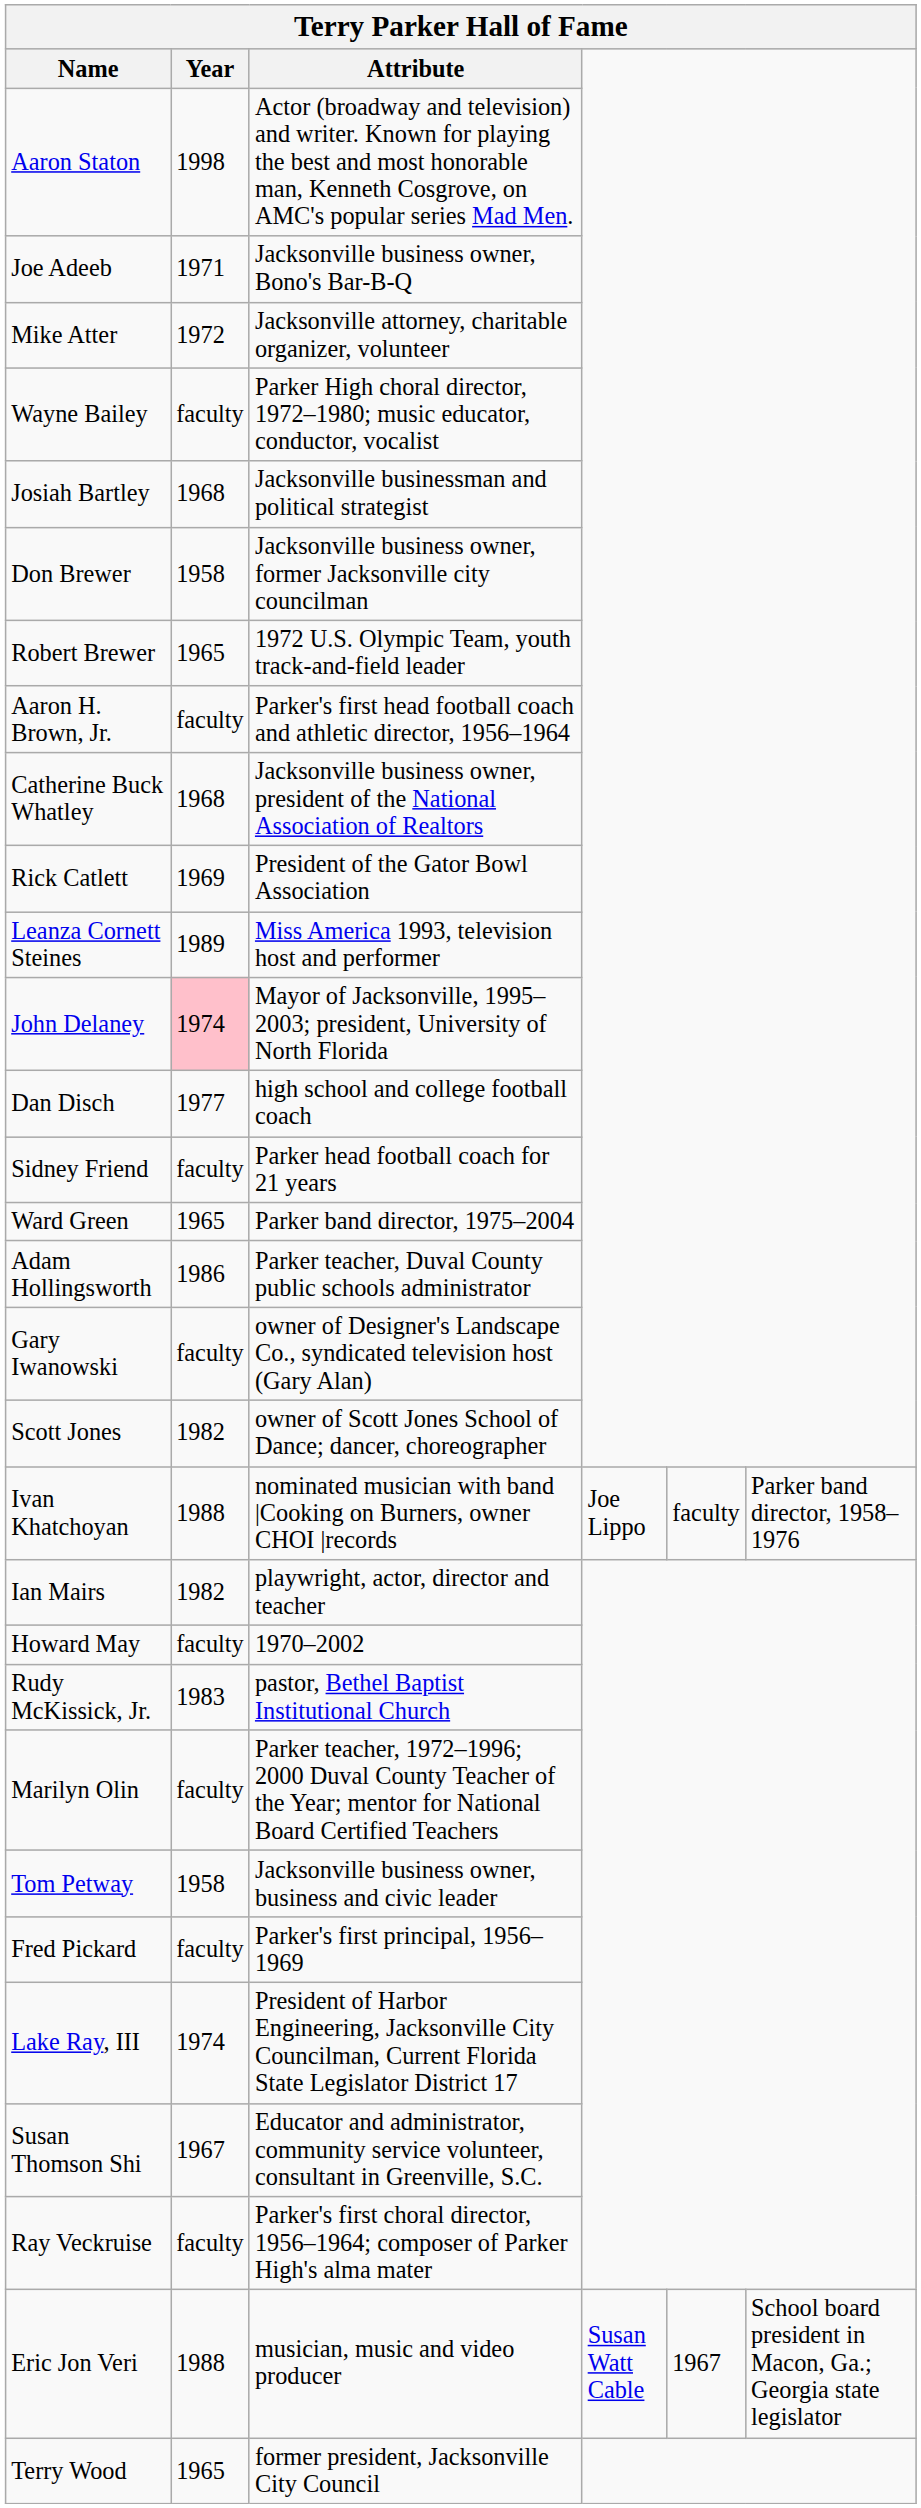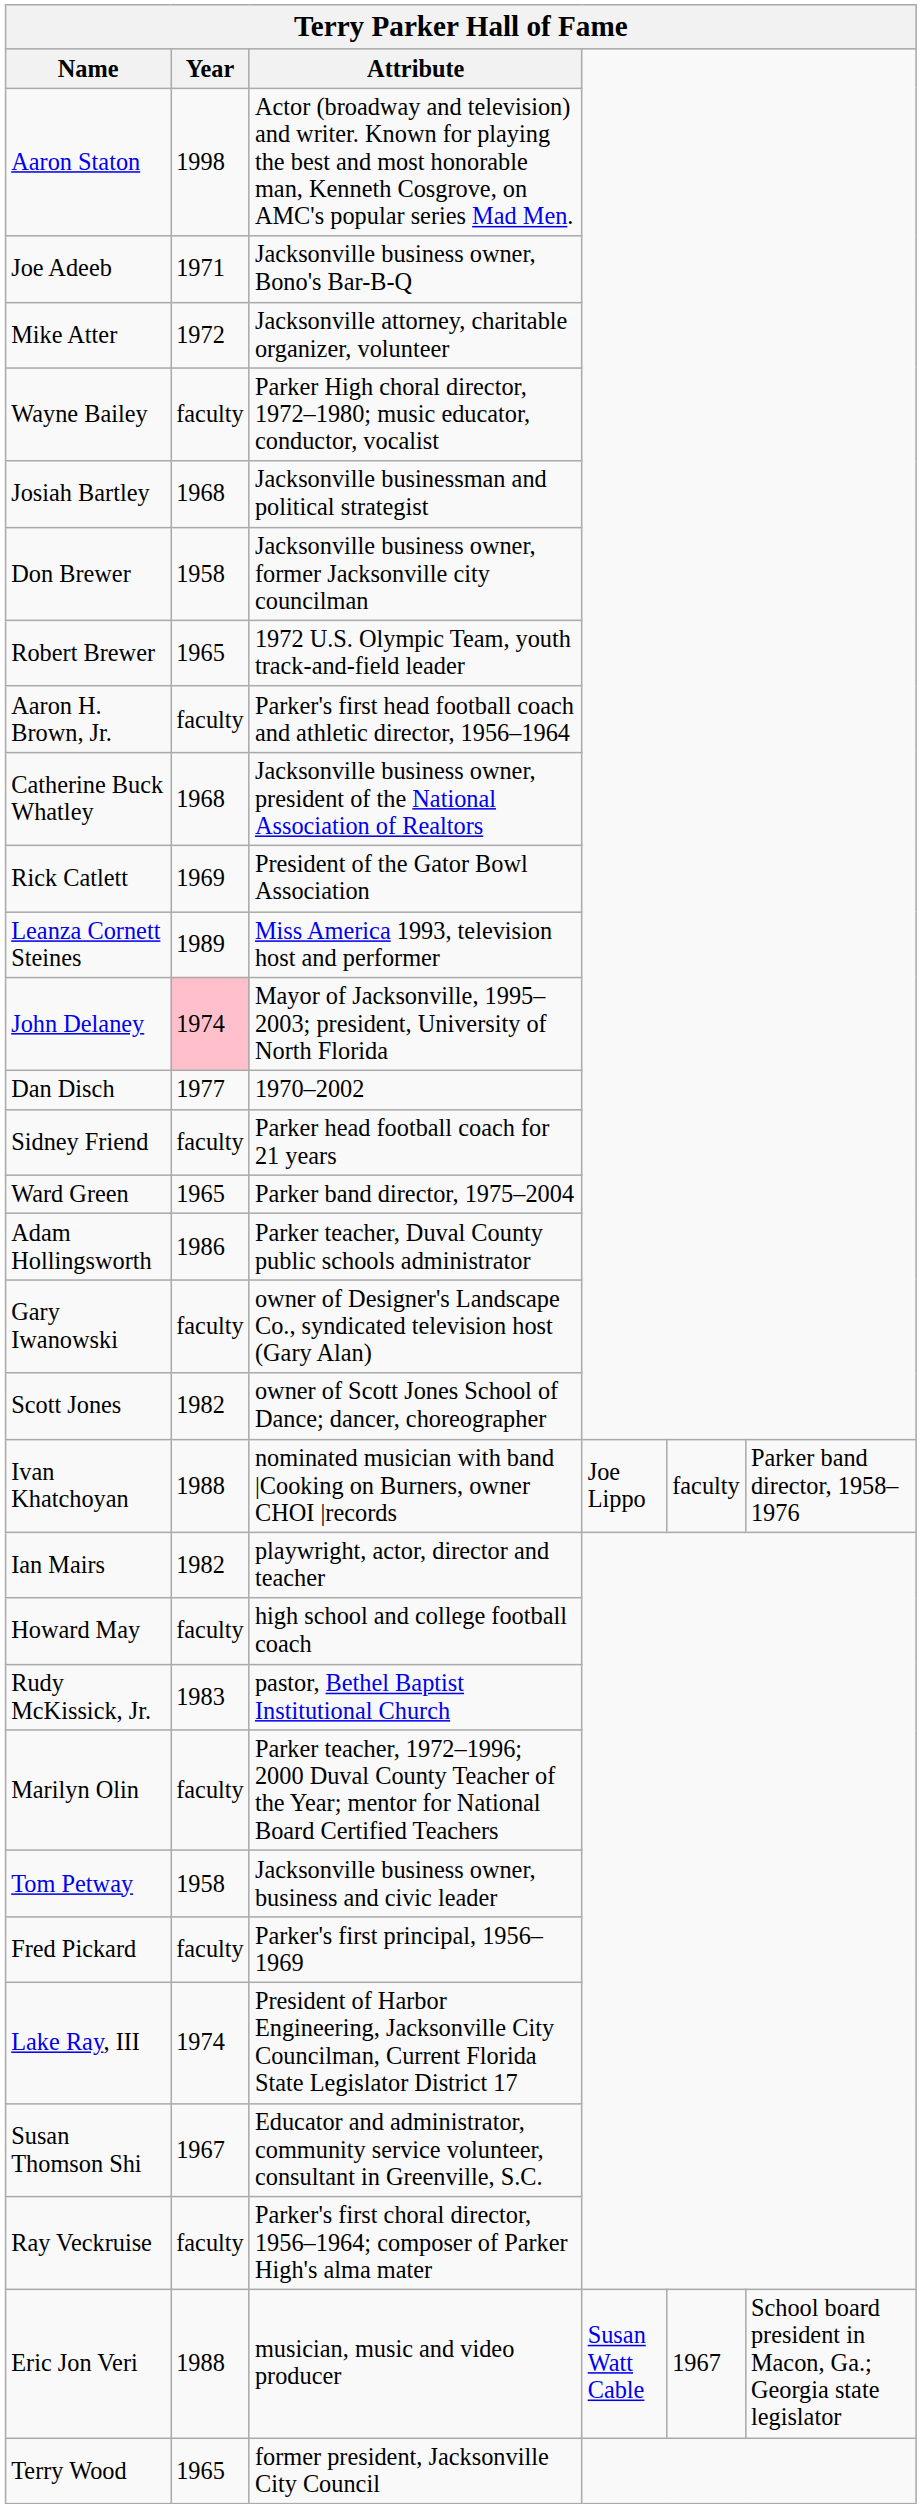(411, 1103) high school and college football coach -> (310, 1089) 1970–2002
(310, 1644) 1970–2002 -> (411, 1630) high school and college football coach
